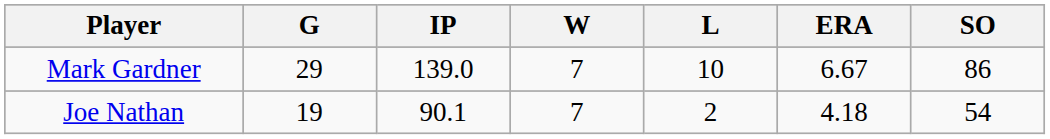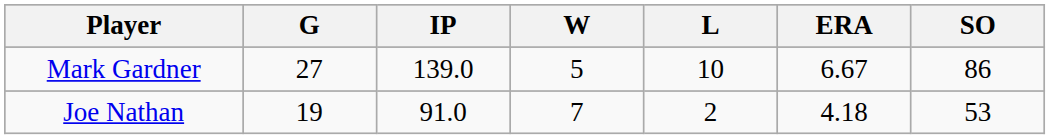(309, 68) 29 -> (309, 68) 27
(577, 68) 7 -> (577, 68) 5
(443, 111) 90.1 -> (443, 111) 91.0
(978, 111) 54 -> (978, 111) 53
